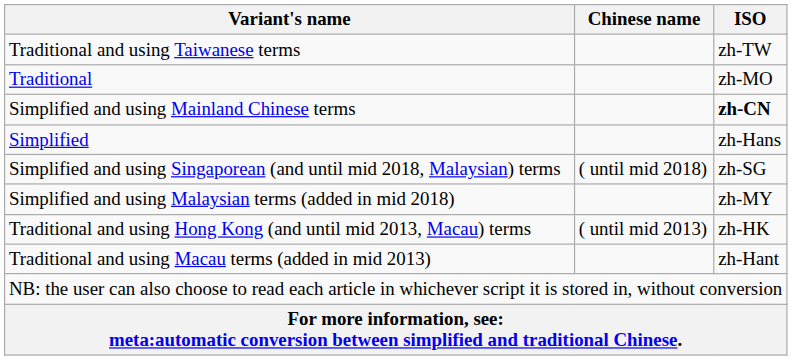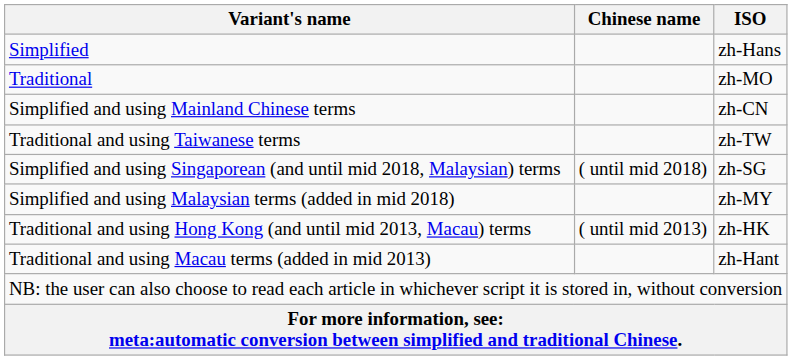rows swapped: (49, 139) <-> (155, 49)
(744, 109) bold -> (743, 109) normal
